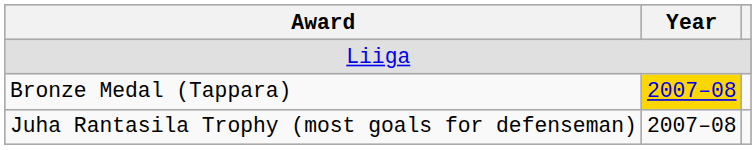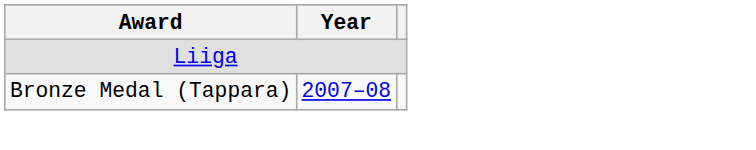(692, 92) gold background -> (346, 92) no background
- row: (323, 126)
